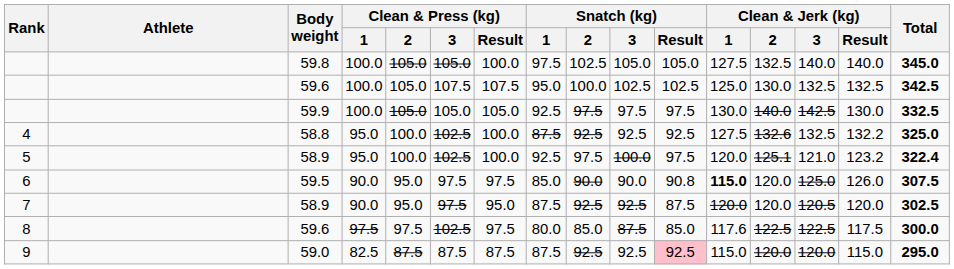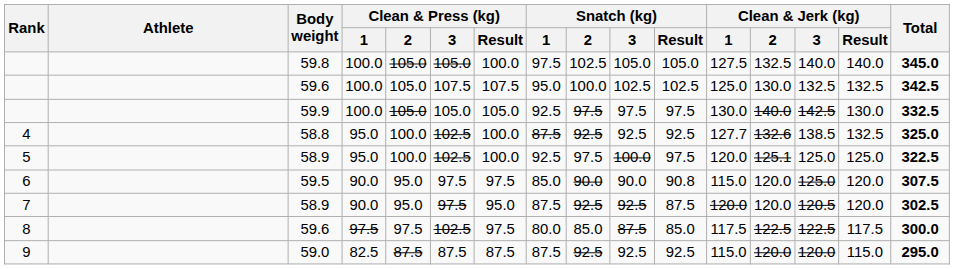(729, 134) 127.5 -> (729, 134) 127.7
(817, 134) 132.5 -> (817, 134) 138.5
(865, 134) 132.2 -> (865, 134) 132.5
(817, 157) 121.0 -> (817, 157) 125.0
(865, 157) 123.2 -> (865, 157) 125.0
(920, 157) 322.4 -> (920, 157) 322.5
(728, 181) bold -> (729, 181) normal
(865, 181) 126.0 -> (865, 181) 120.0
(729, 228) 117.6 -> (729, 228) 117.5
(680, 252) pink background -> (680, 252) no background
